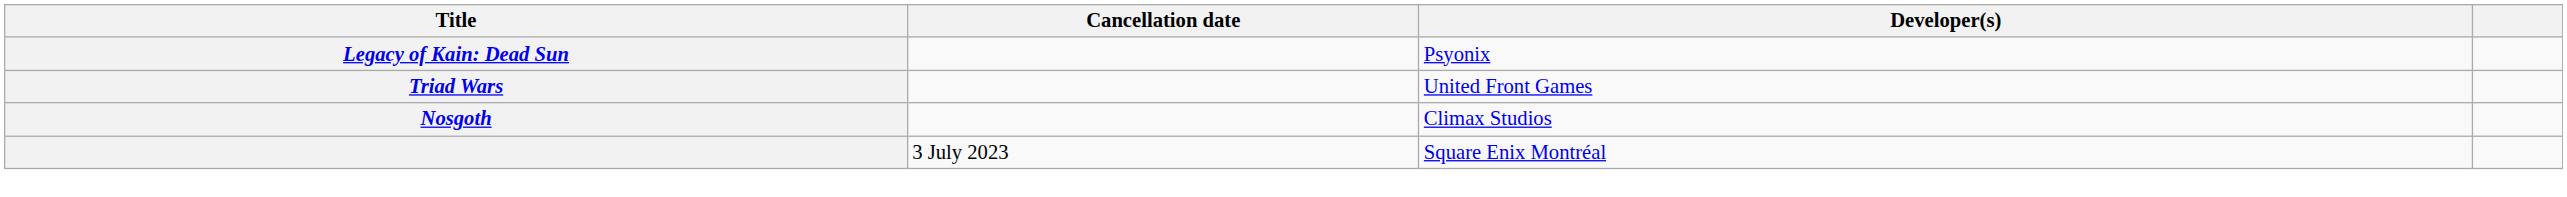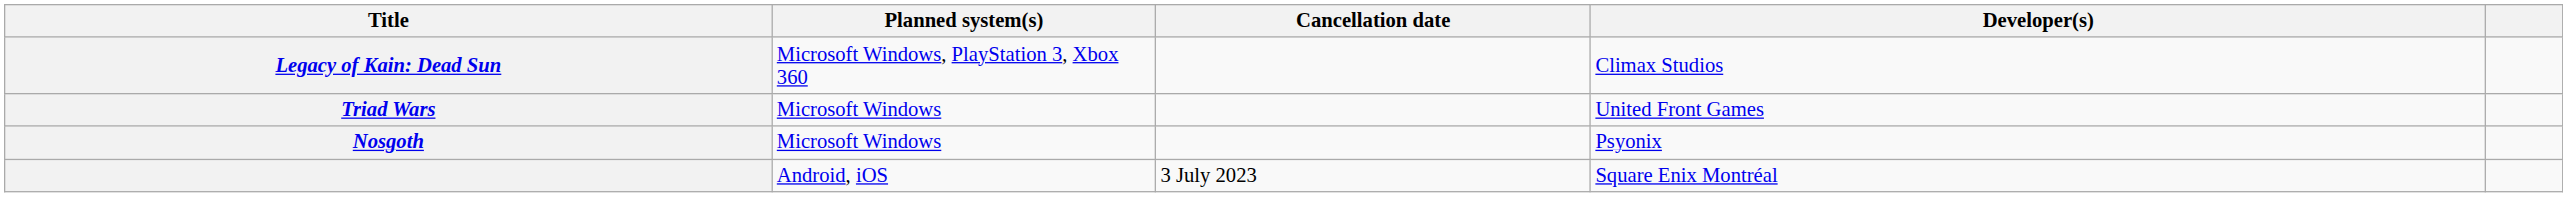+ column: (964, 20)
(1457, 53) Psyonix -> (1659, 65) Climax Studios
(1488, 119) Climax Studios -> (1629, 142) Psyonix
